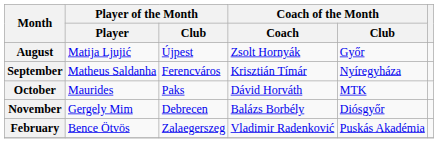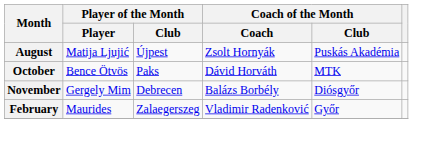(352, 52) Győr -> (357, 52) Puskás Akadémia
- row: (35, 71)
(91, 90) Maurides -> (97, 71) Bence Ötvös
(99, 128) Bence Ötvös -> (89, 109) Maurides
(382, 128) Puskás Akadémia -> (327, 109) Győr
